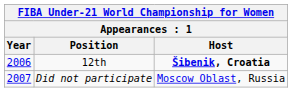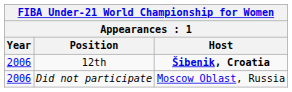(19, 79) 2007 -> (19, 79) 2006
